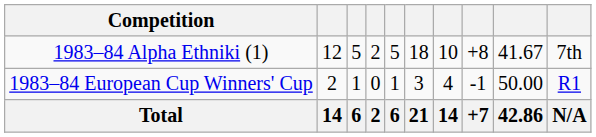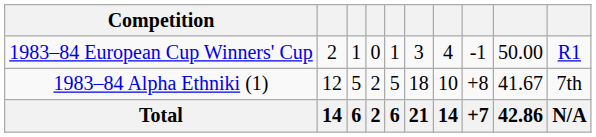rows swapped: (161, 52) <-> (161, 83)
